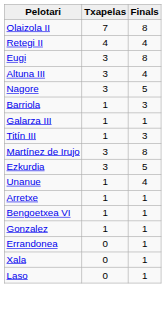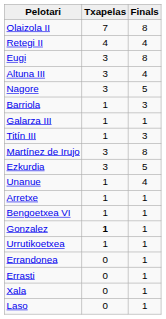(105, 228) normal -> (105, 228) bold
+ row: (36, 244)
+ row: (21, 275)
